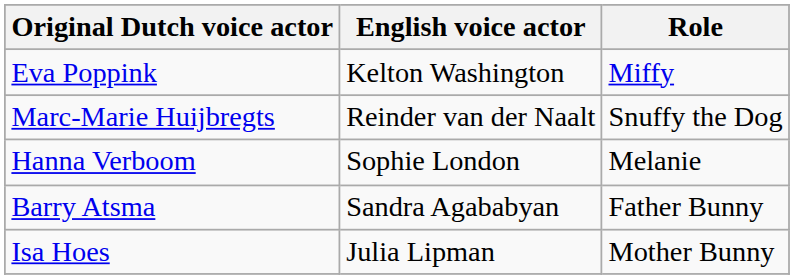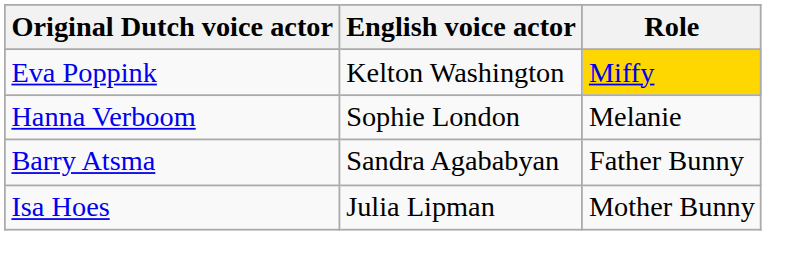(641, 71) no background -> (622, 71) gold background
- row: (143, 116)
